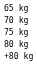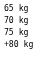- row: (16, 45)
